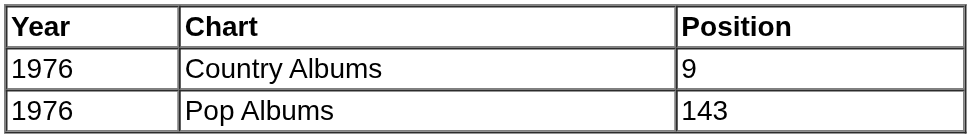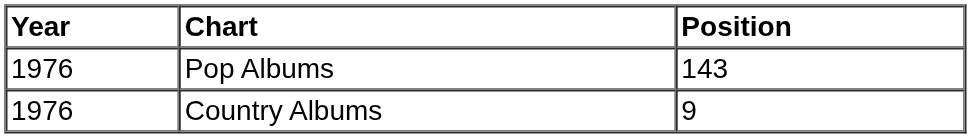rows swapped: (284, 68) <-> (259, 110)
